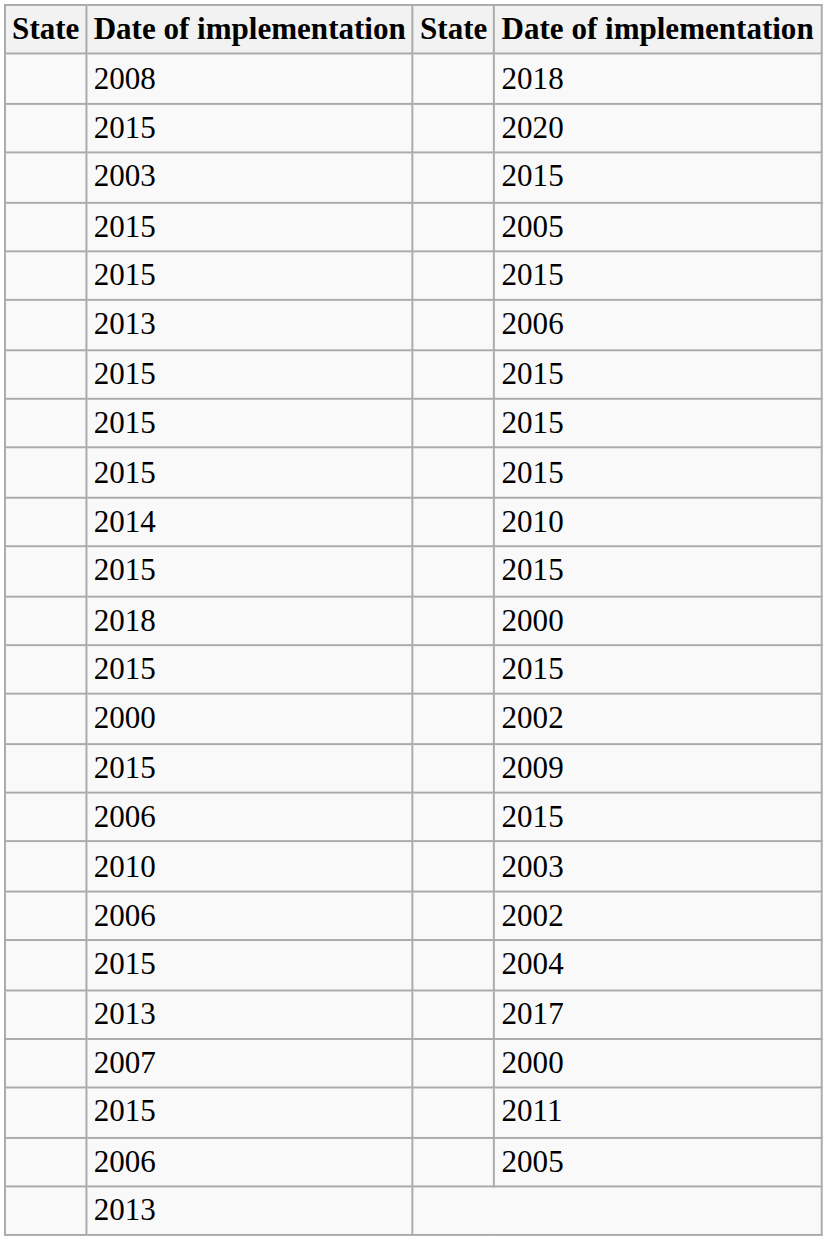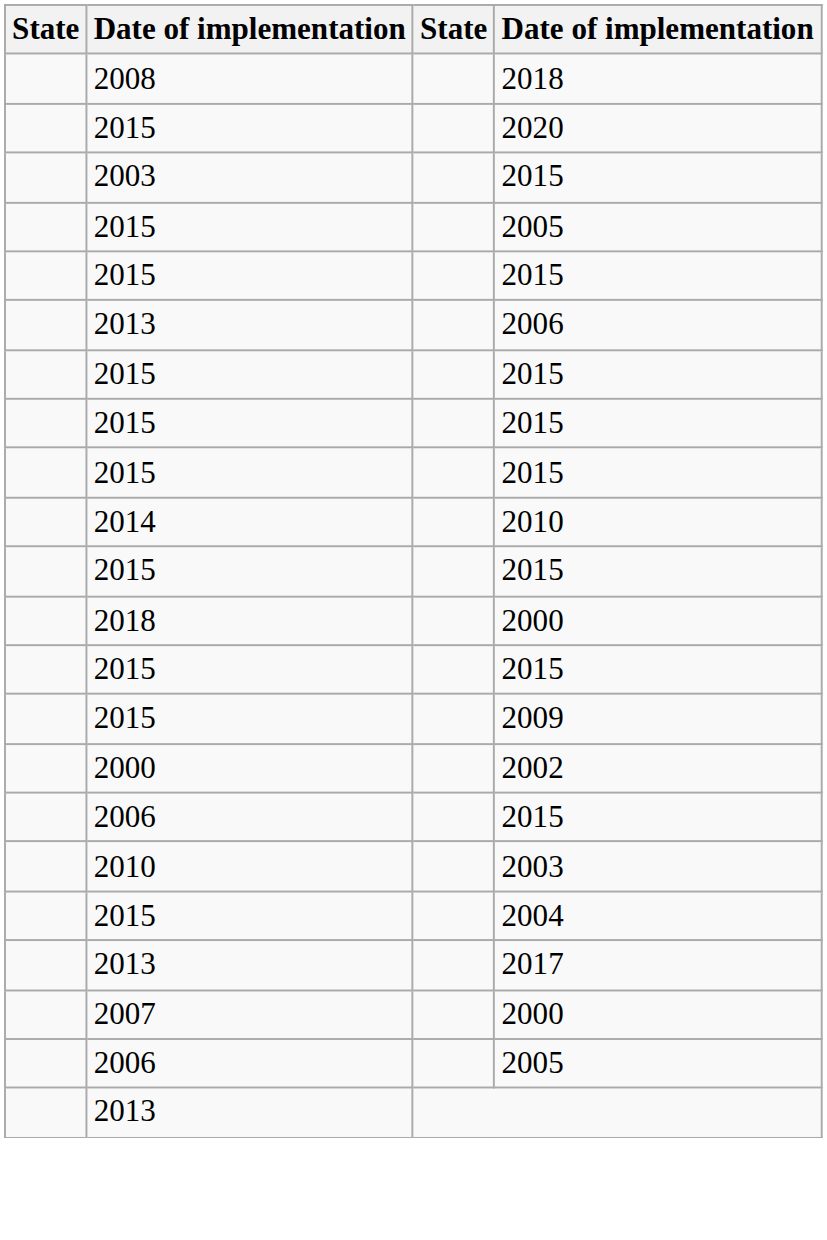rows swapped: (125, 767) <-> (125, 718)
- row: (125, 915)
- row: (125, 1112)
